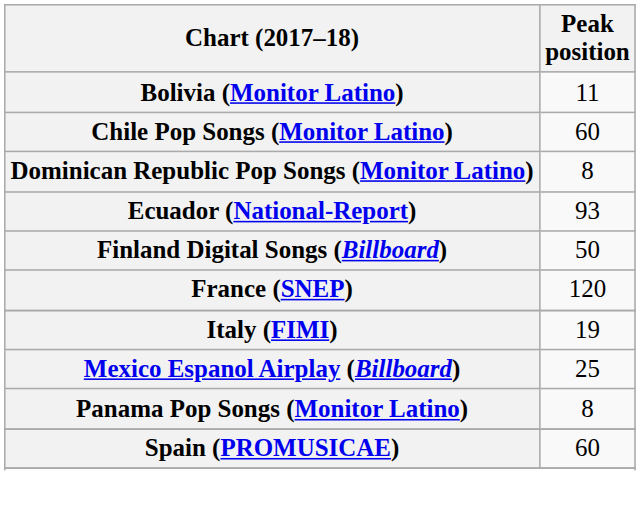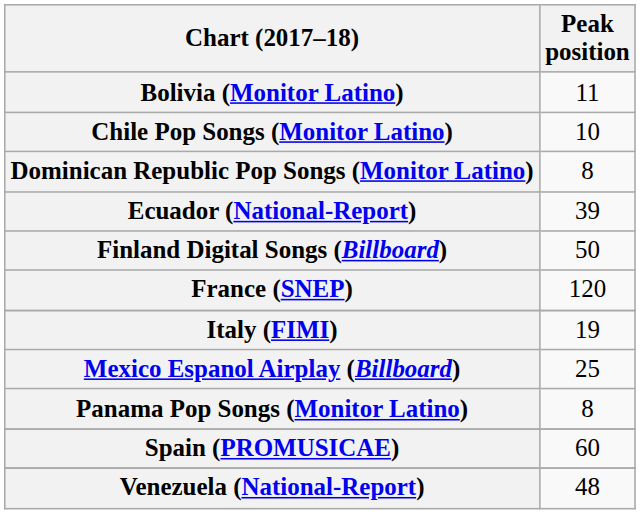(587, 131) 60 -> (587, 131) 10
(587, 210) 93 -> (587, 210) 39
+ row: (272, 487)
